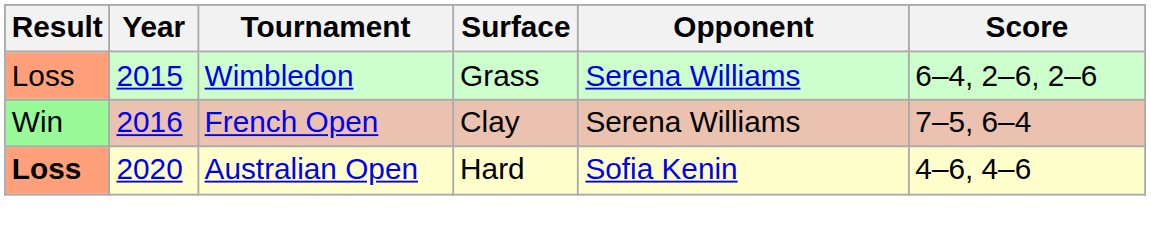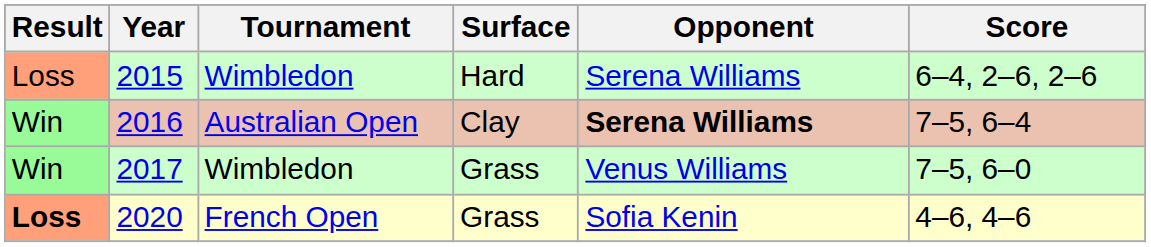(500, 75) Grass -> (492, 75) Hard
(291, 122) French Open -> (311, 122) Australian Open
(693, 122) normal -> (699, 122) bold
+ row: (150, 169)
(311, 169) Australian Open -> (291, 216) French Open
(492, 169) Hard -> (500, 216) Grass
